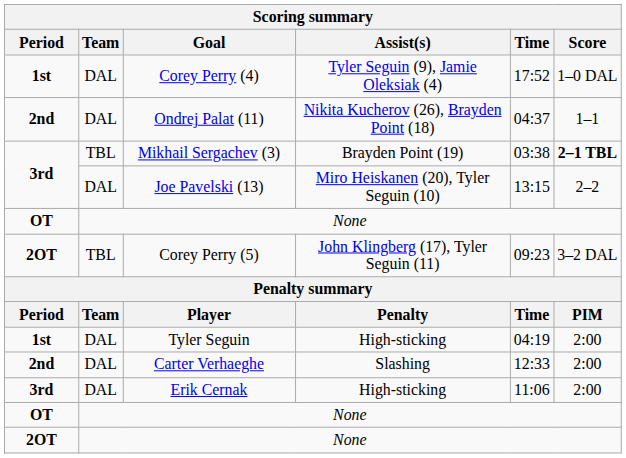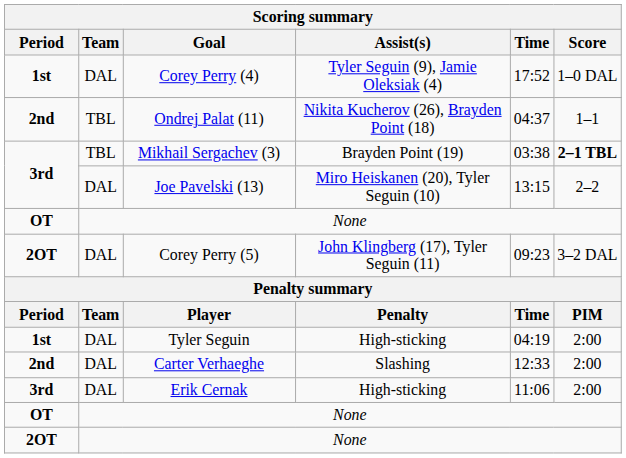(101, 119) DAL -> (101, 119) TBL
(101, 255) TBL -> (101, 255) DAL
